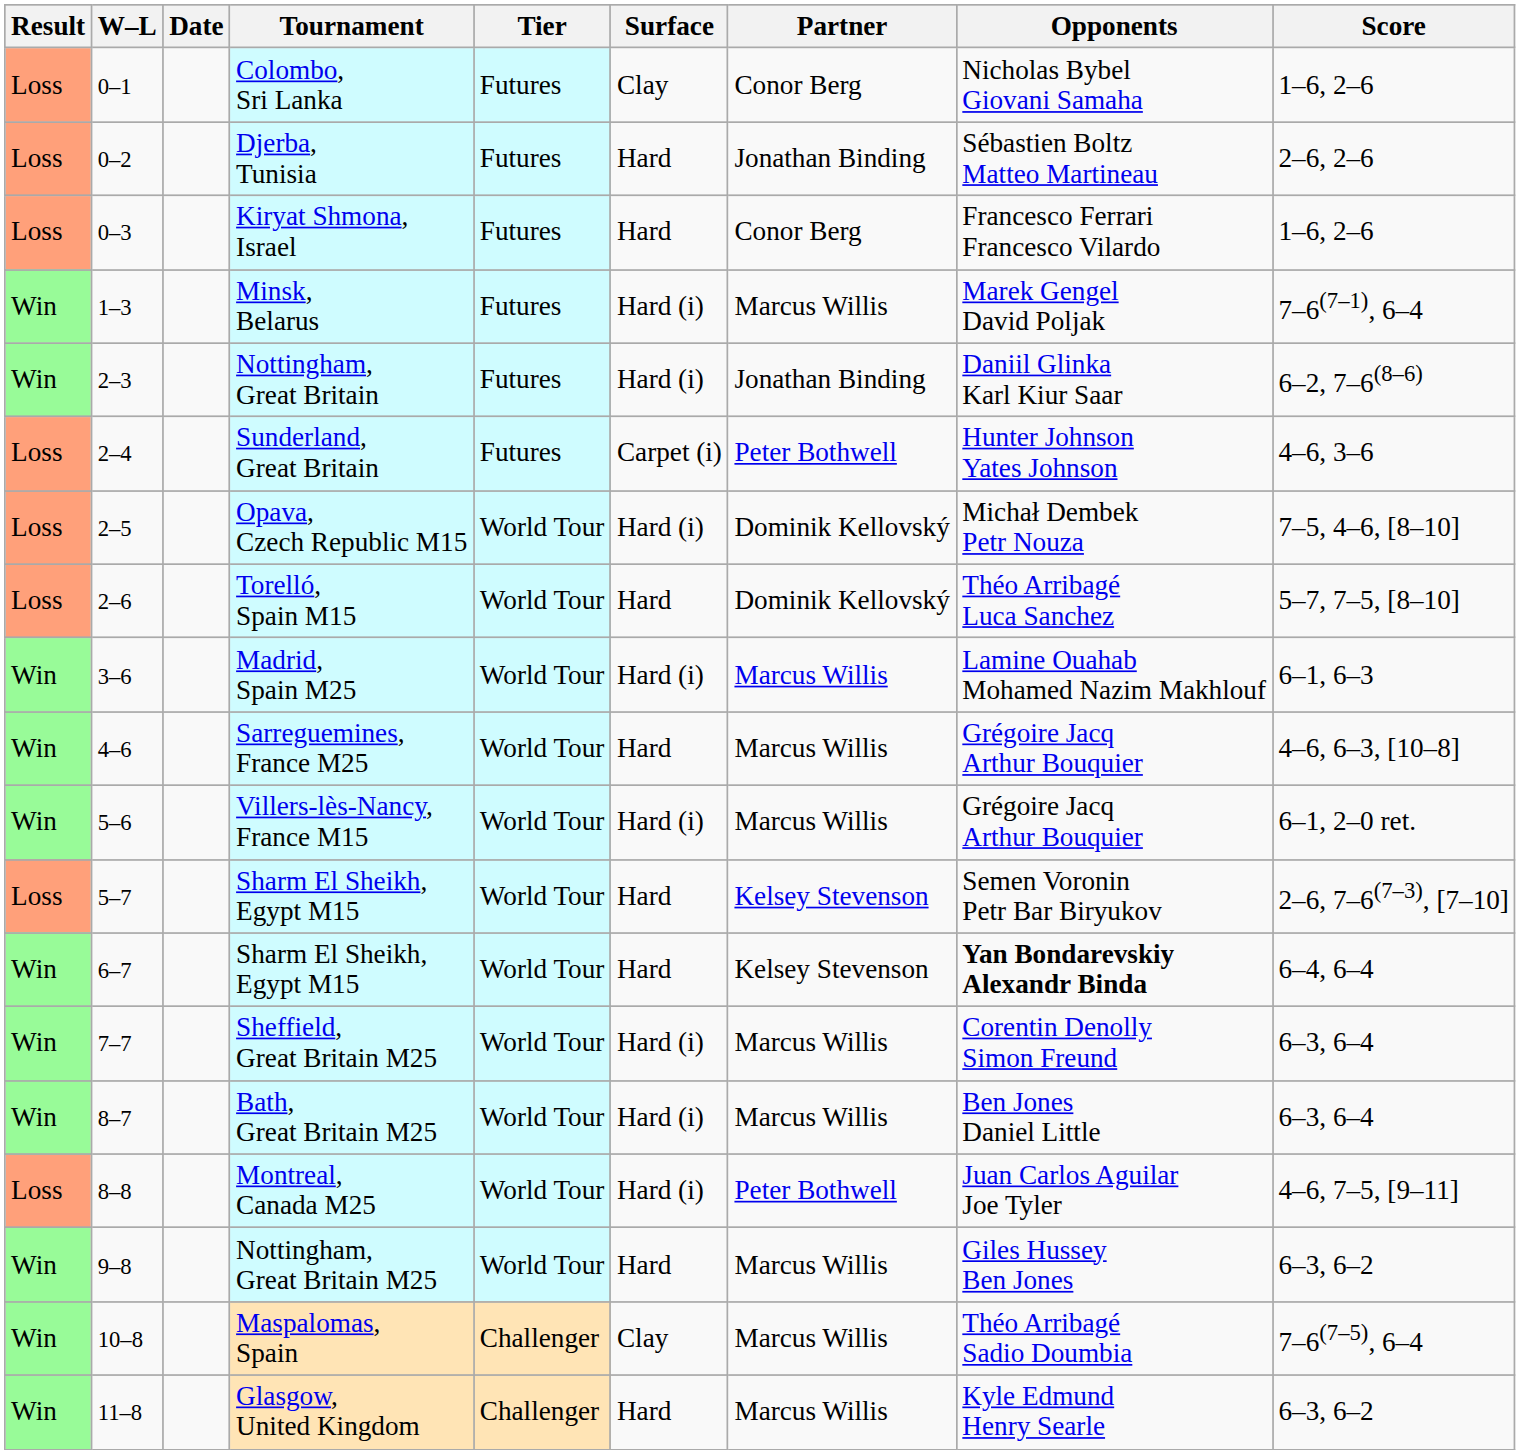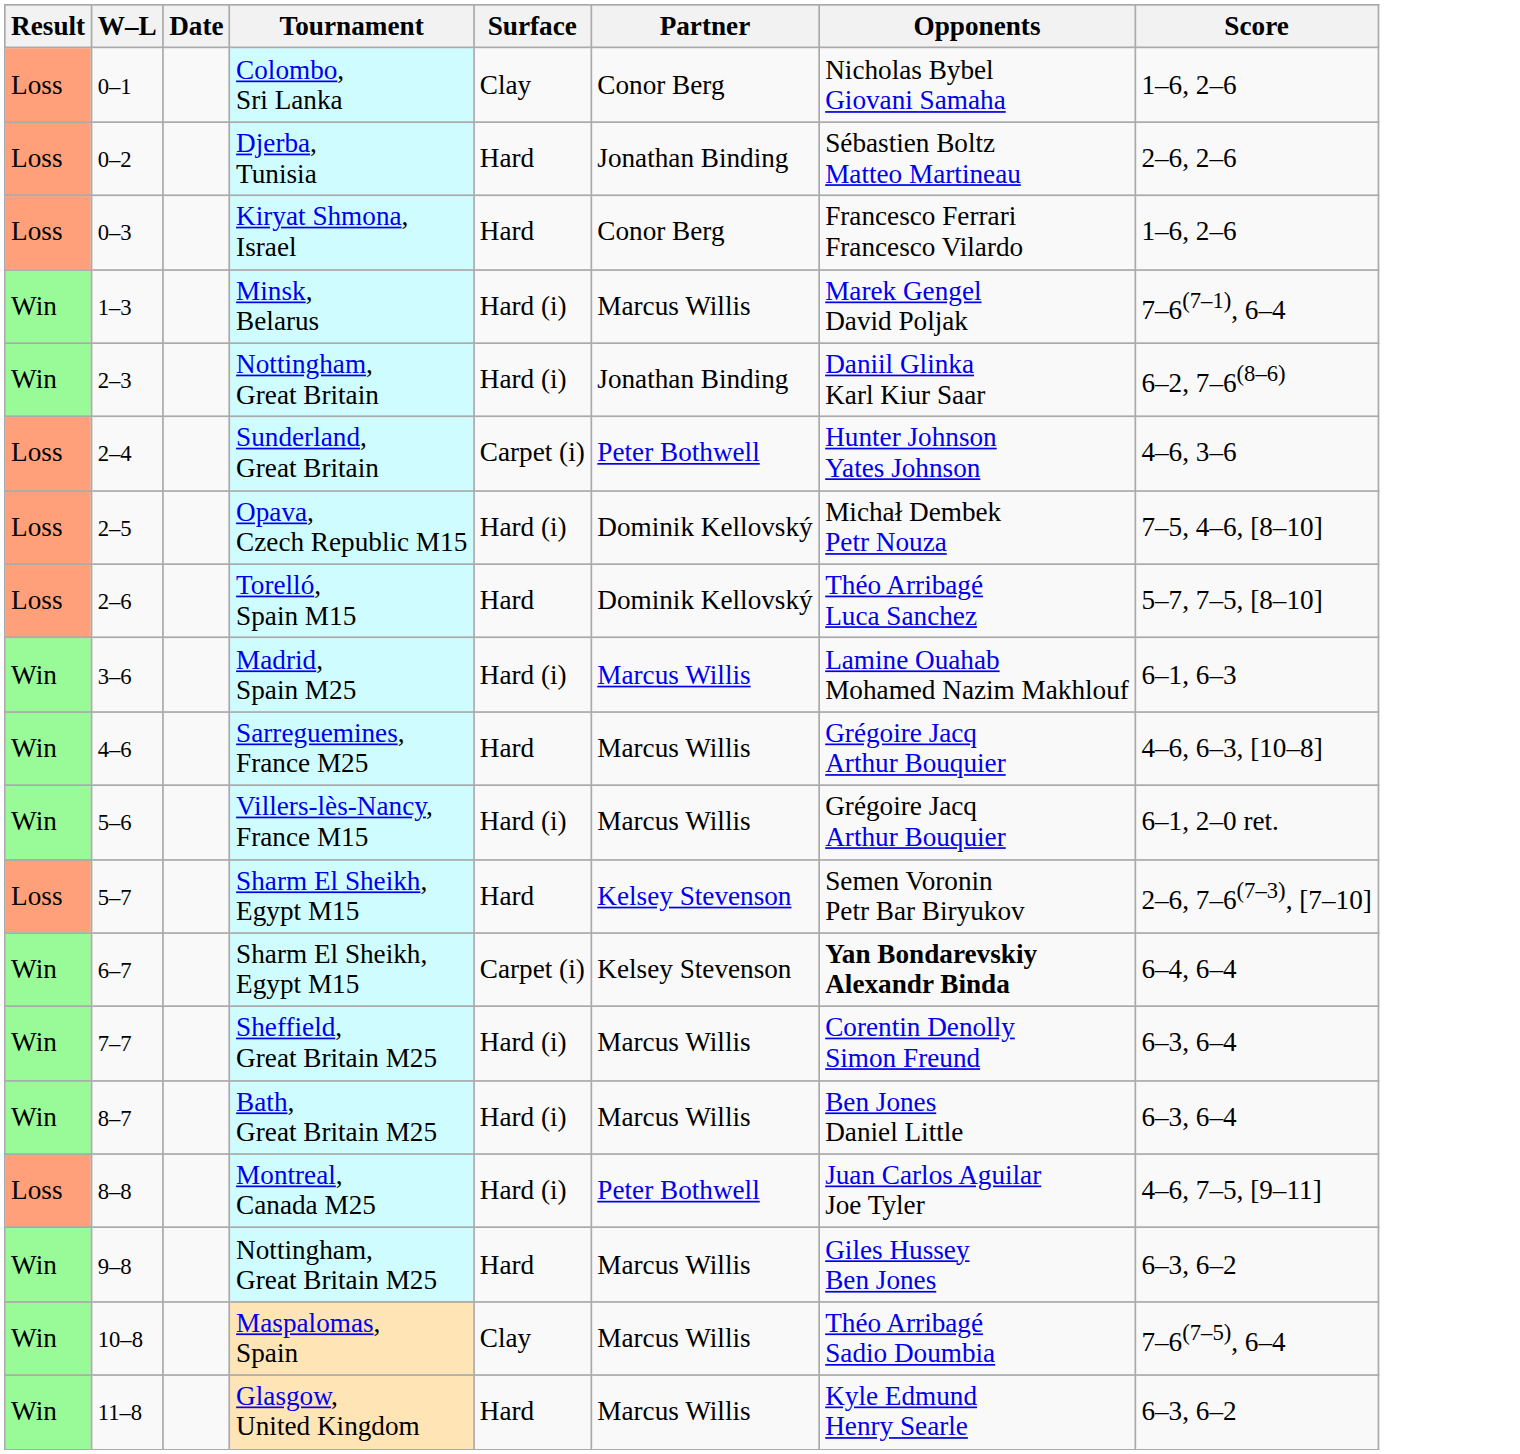- column: (542, 26)
(644, 969) Hard -> (532, 969) Carpet (i)
